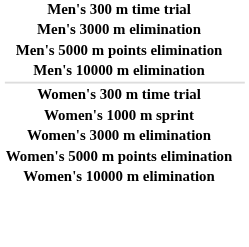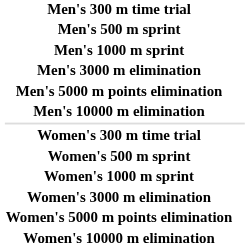+ row: (119, 29)
+ row: (119, 50)
+ row: (119, 156)
